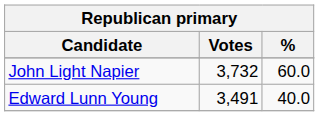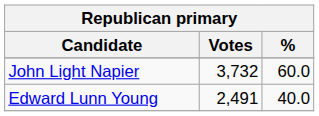(237, 98) 3,491 -> (237, 98) 2,491
